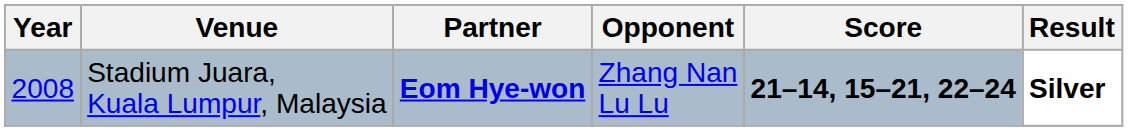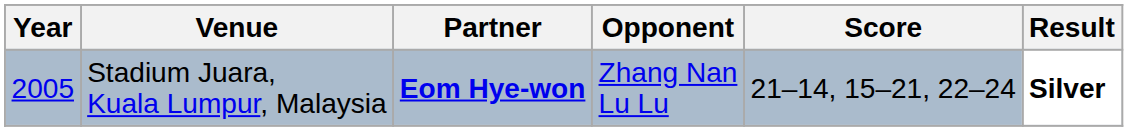(43, 88) 2008 -> (43, 88) 2005
(883, 88) bold -> (883, 88) normal
